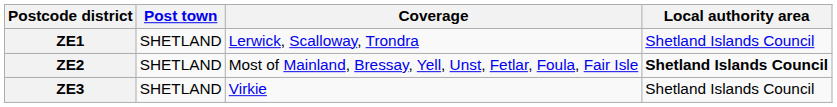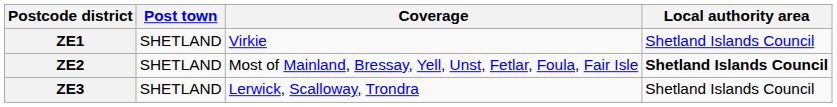(324, 41) Lerwick, Scalloway, Trondra -> (248, 41) Virkie
(248, 89) Virkie -> (324, 89) Lerwick, Scalloway, Trondra
